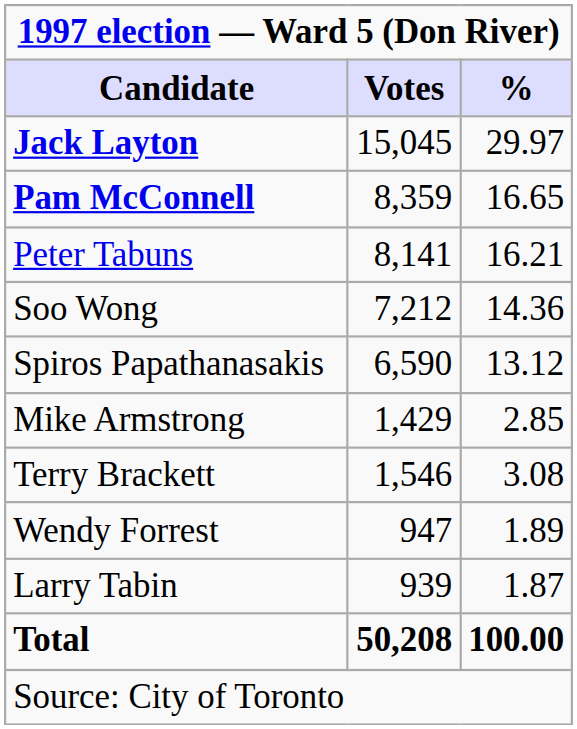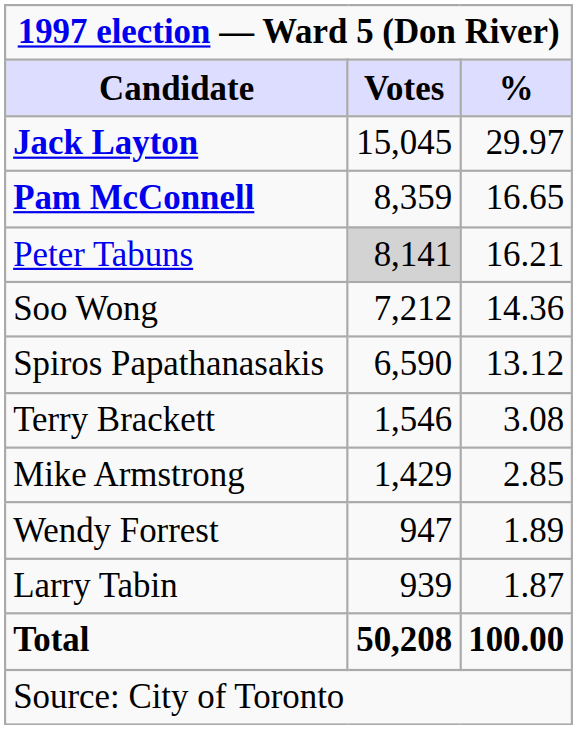(413, 253) no background -> (413, 253) lightgrey background
rows swapped: (114, 474) <-> (129, 419)
